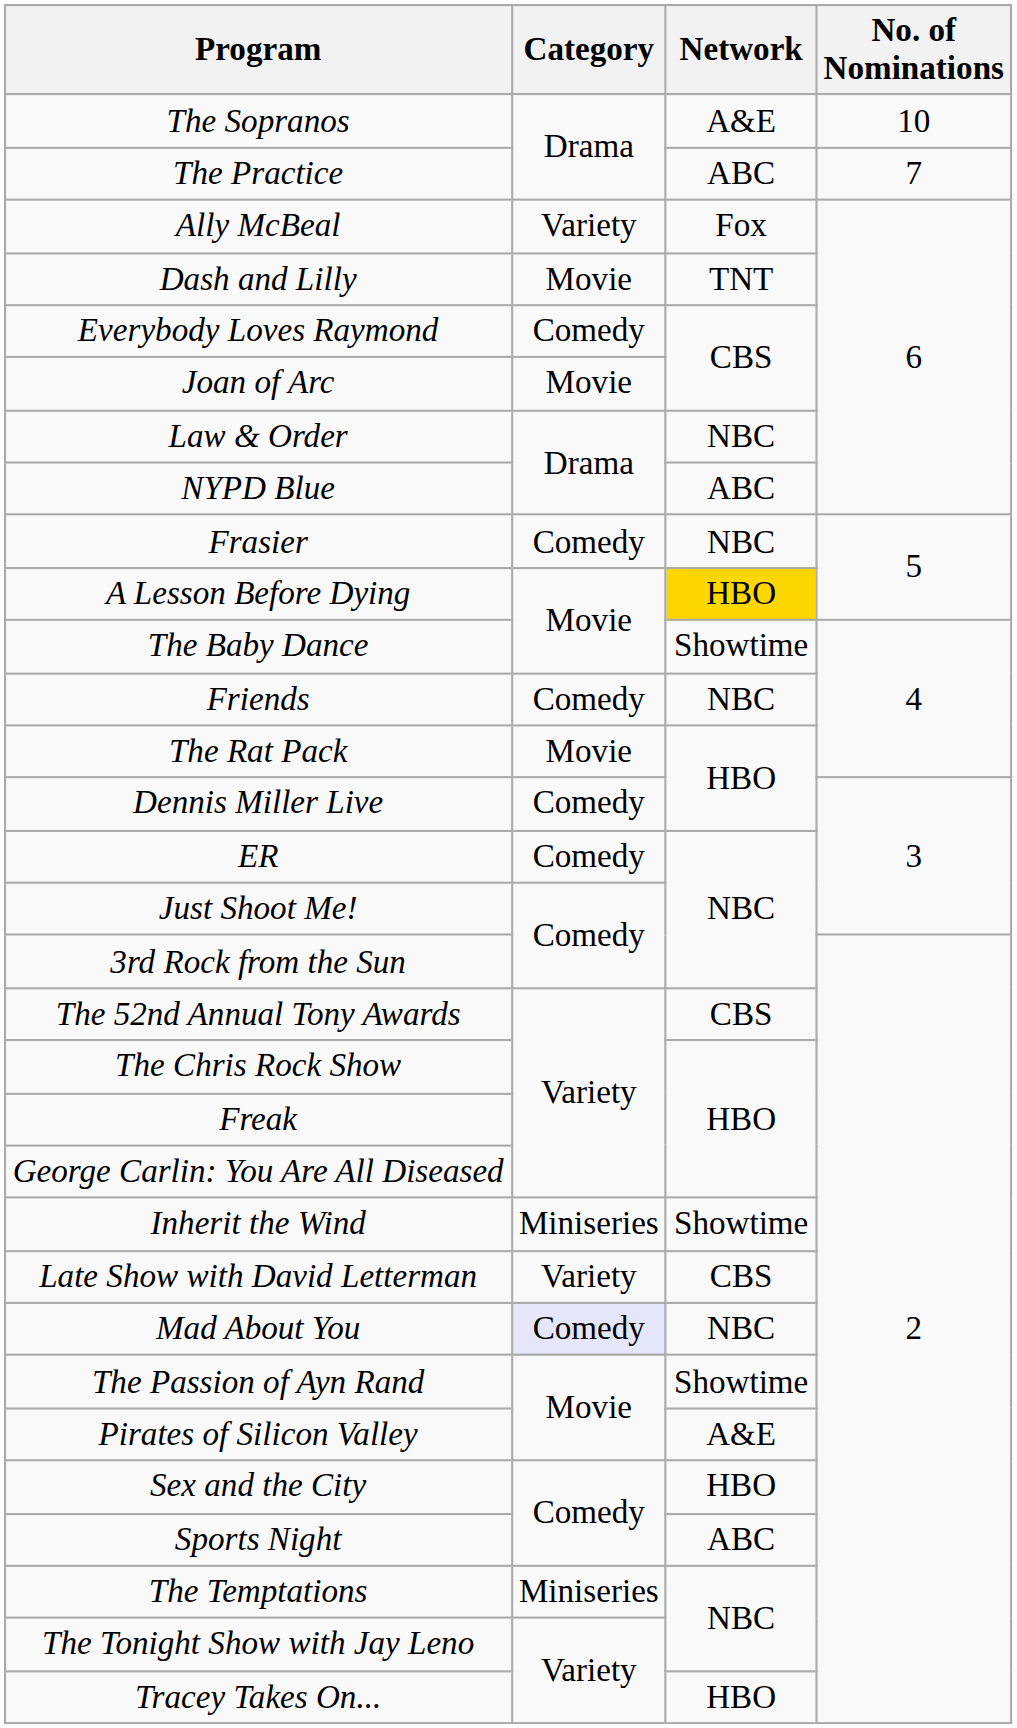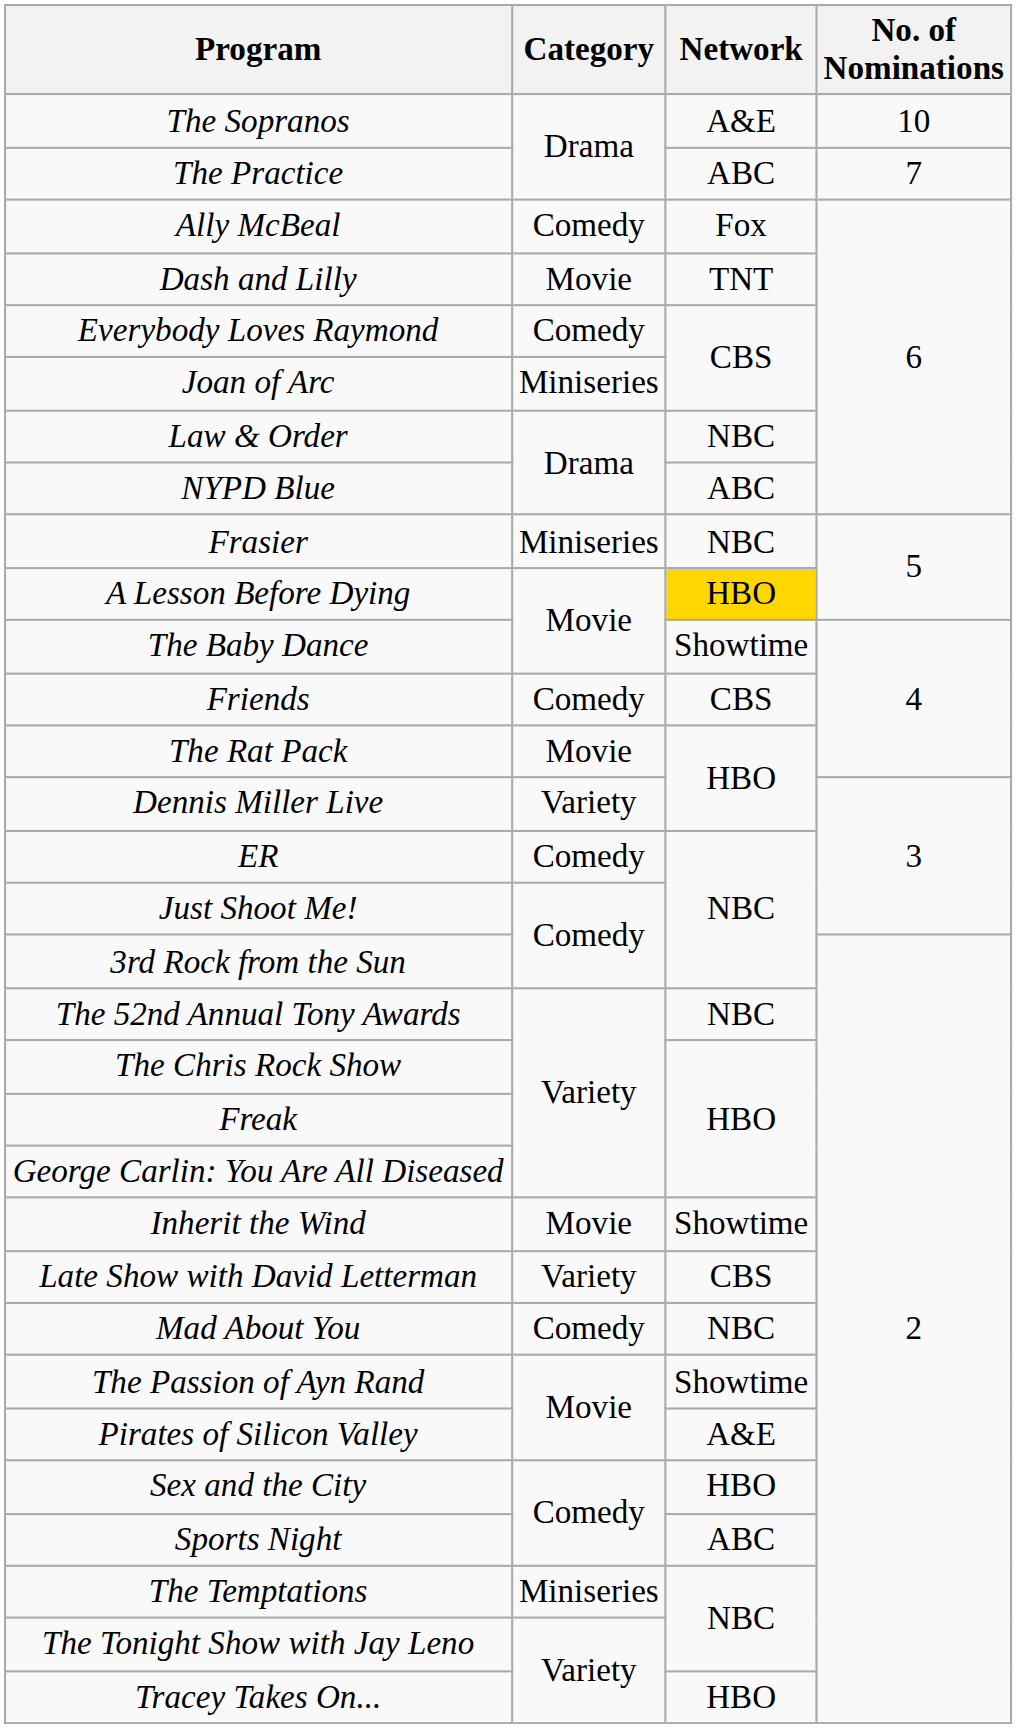(589, 225) Variety -> (589, 225) Comedy
(589, 383) Movie -> (589, 383) Miniseries
(589, 540) Comedy -> (589, 540) Miniseries
(741, 698) NBC -> (741, 698) CBS
(589, 803) Comedy -> (589, 803) Variety
(741, 1013) CBS -> (741, 1013) NBC
(589, 1223) Miniseries -> (589, 1223) Movie
(589, 1328) lavender background -> (589, 1328) no background
